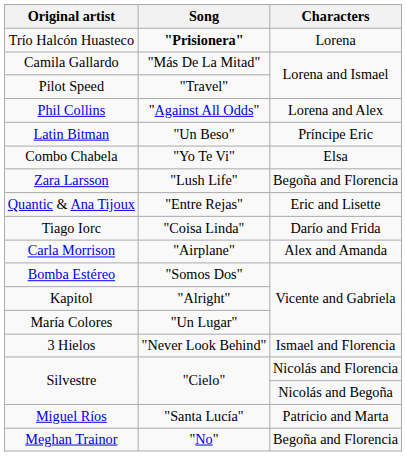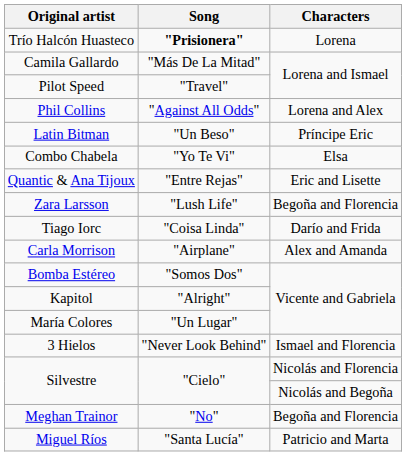rows swapped: (71, 181) <-> (71, 204)
rows swapped: (71, 416) <-> (71, 439)
